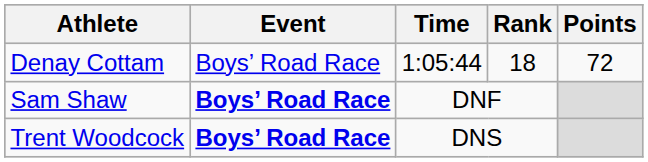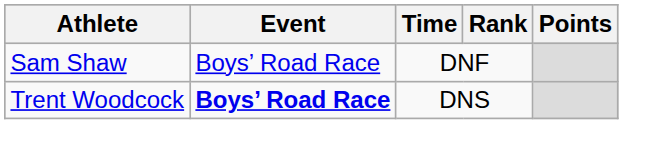- row: (87, 62)
(293, 100) bold -> (288, 62) normal
